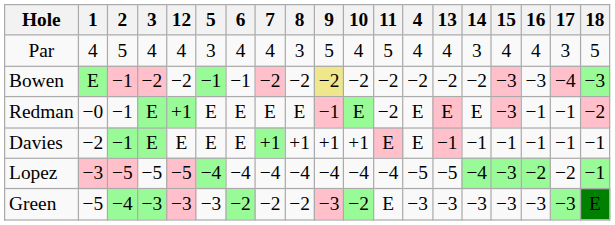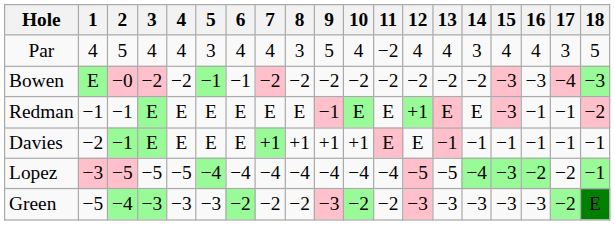columns swapped: (418, 19) <-> (181, 19)
(388, 50) 5 -> (388, 50) −2
(122, 81) −1 -> (122, 81) −0
(329, 81) khaki background -> (329, 81) no background
(93, 111) −0 -> (93, 111) −1
(388, 111) −2 -> (388, 111) E
(388, 204) E -> (388, 204) −2
(565, 204) −3 -> (565, 204) −2
